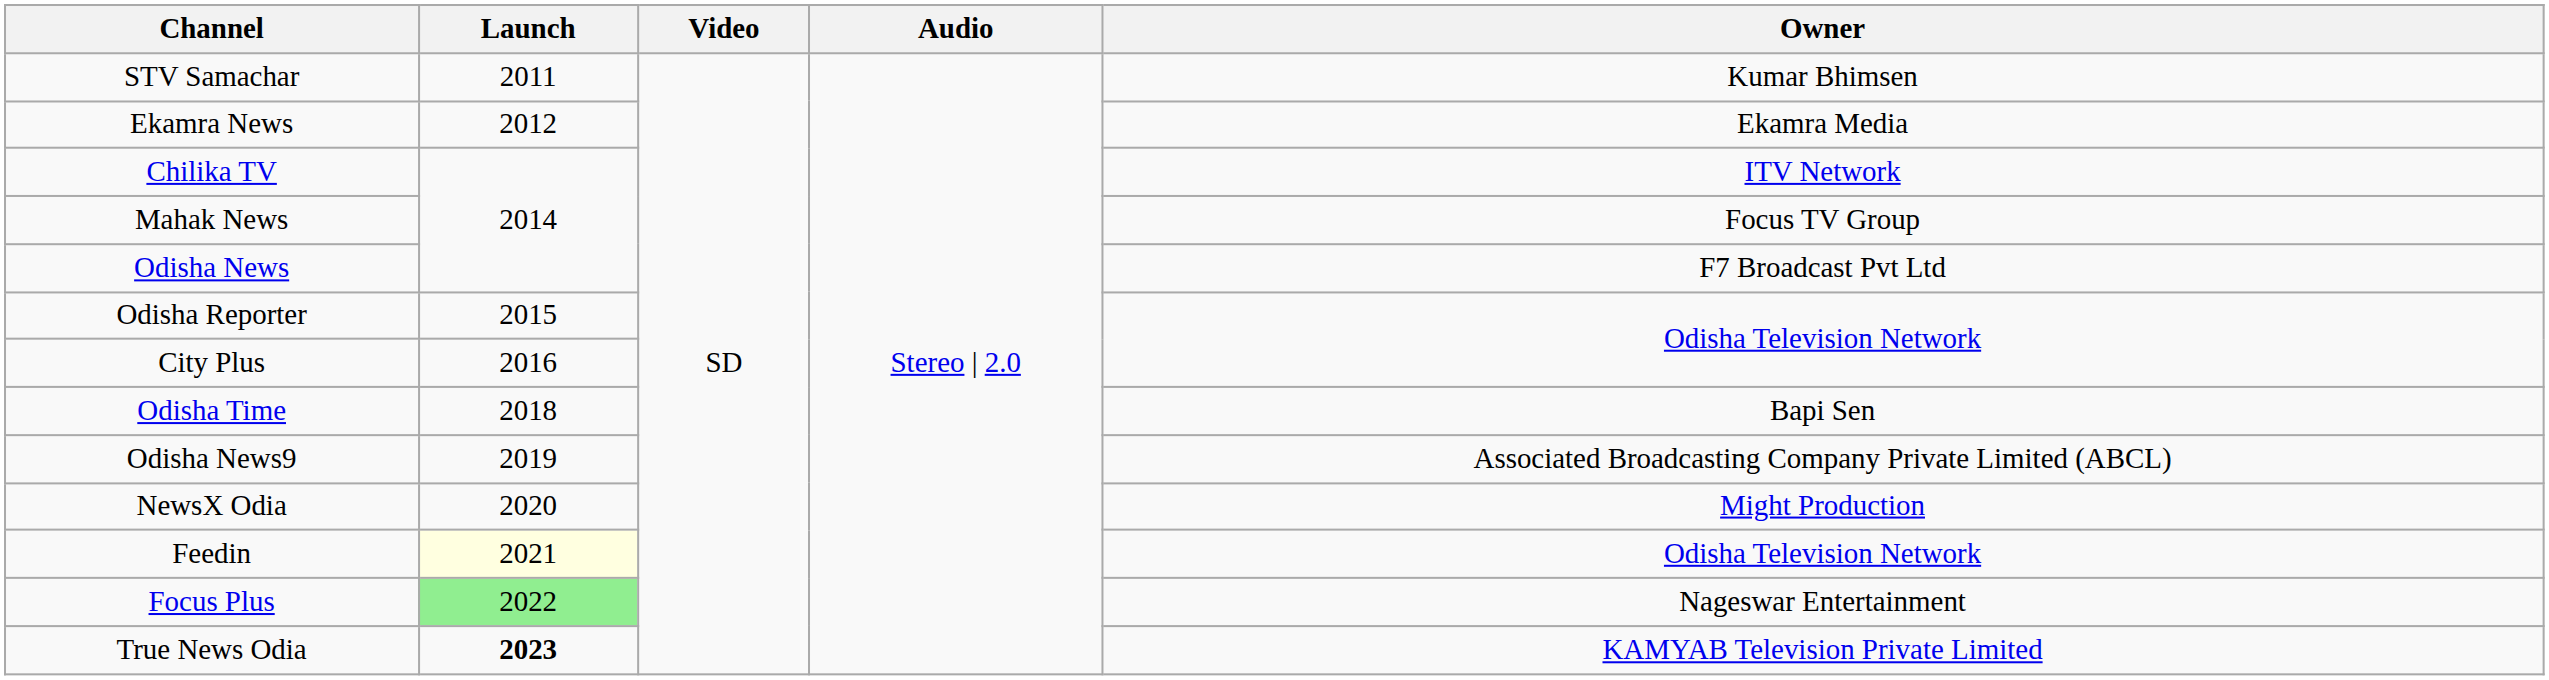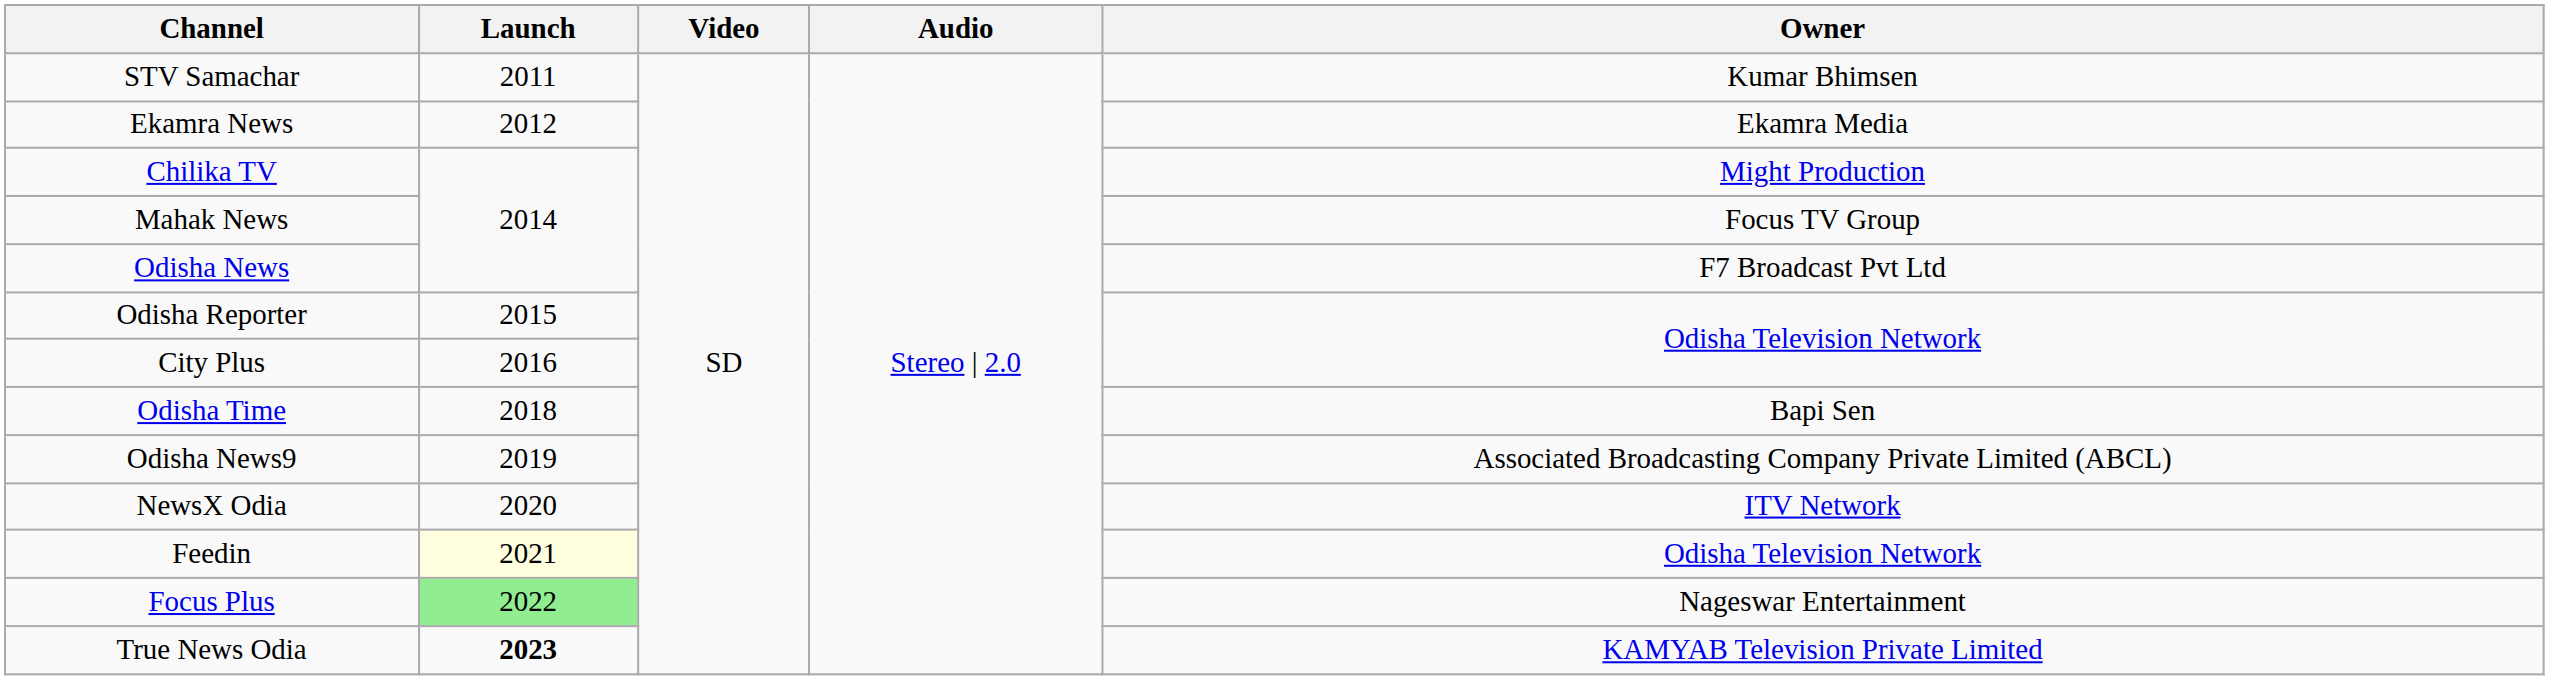(1823, 171) ITV Network -> (1823, 171) Might Production
(1823, 506) Might Production -> (1823, 506) ITV Network
